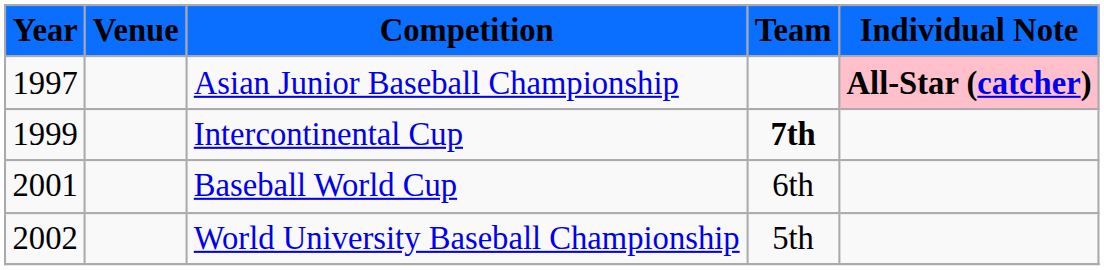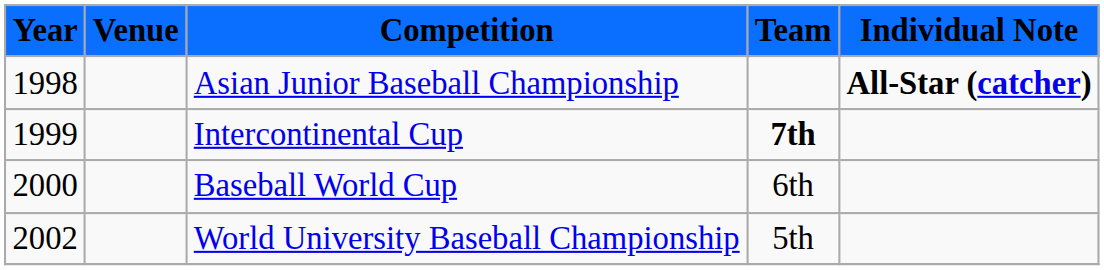(45, 82) 1997 -> (45, 82) 1998
(969, 82) pink background -> (969, 82) no background
(45, 185) 2001 -> (45, 185) 2000
